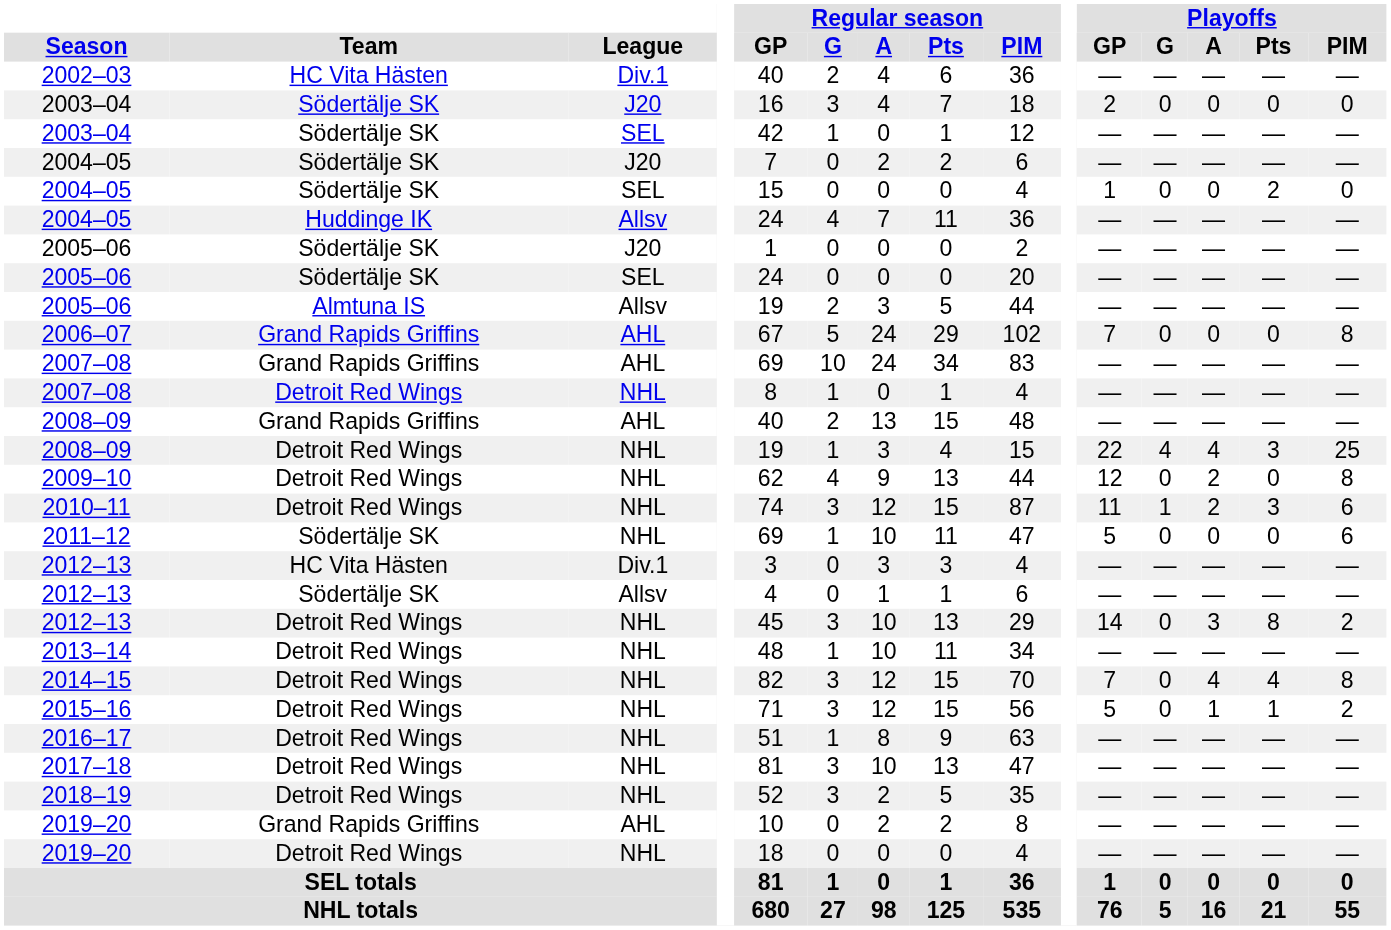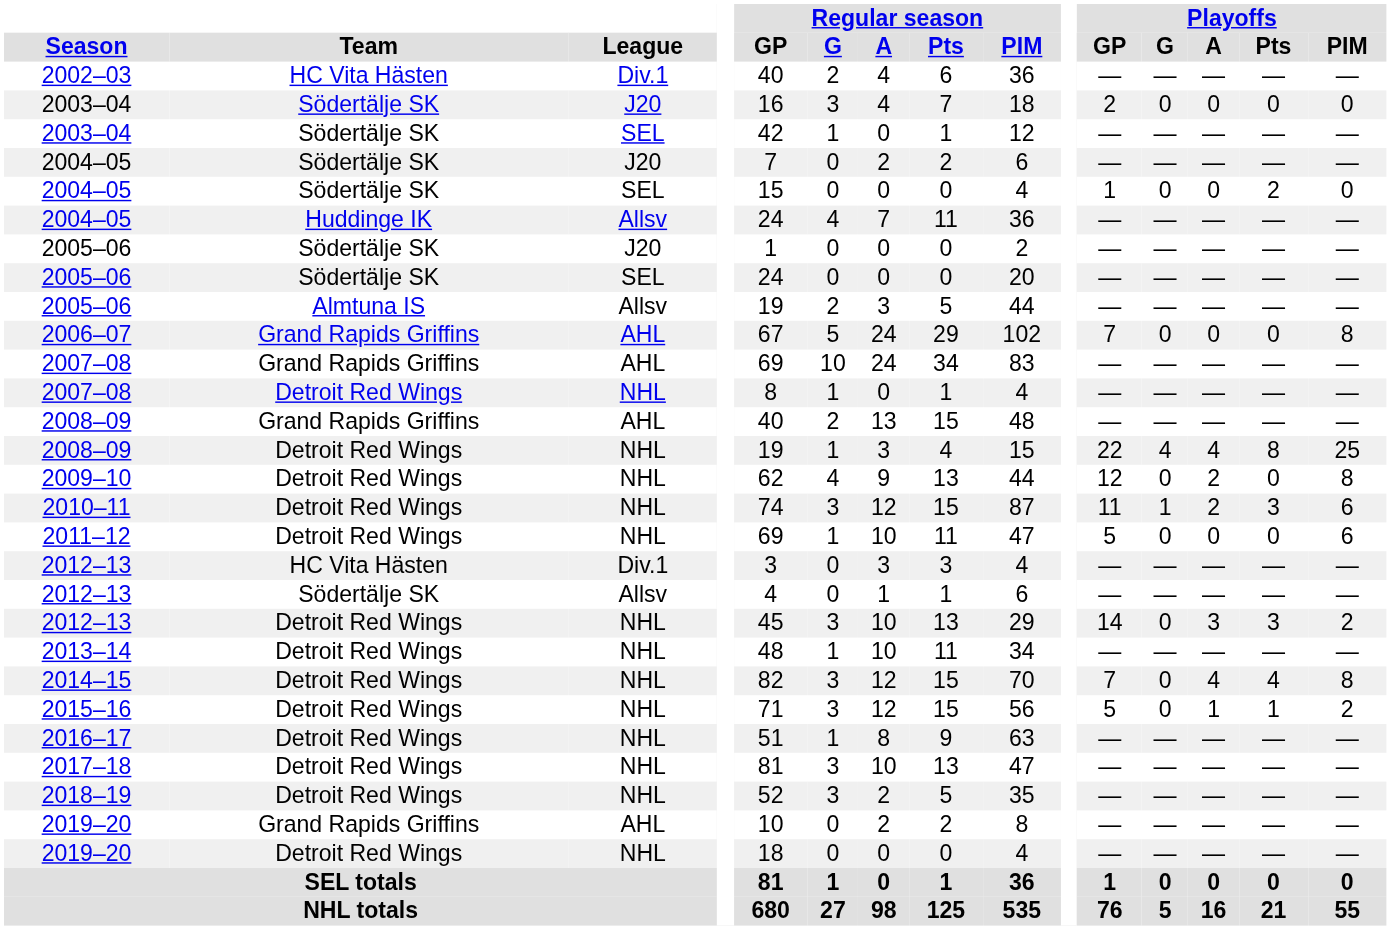(1273, 450) 3 -> (1273, 450) 8
(369, 536) Södertälje SK -> (369, 536) Detroit Red Wings
(1273, 622) 8 -> (1273, 622) 3
